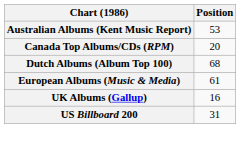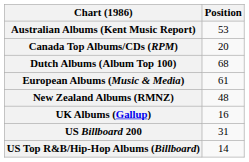+ row: (103, 98)
+ row: (103, 149)
